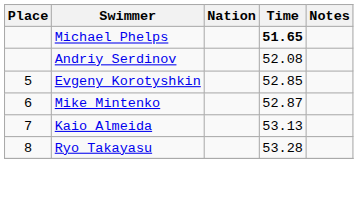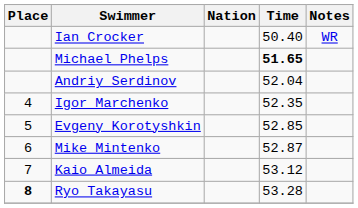+ row: (99, 38)
(283, 60) 52.08 -> (283, 82) 52.04
+ row: (112, 104)
(283, 126) 53.13 -> (283, 170) 53.12
(28, 148) normal -> (28, 192) bold
